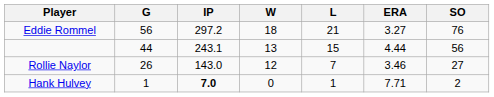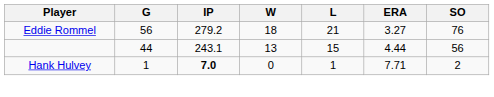(208, 30) 297.2 -> (208, 30) 279.2
- row: (60, 65)
